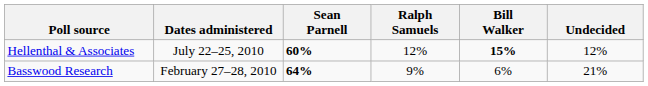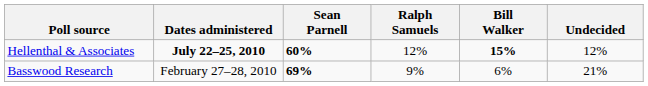(218, 50) normal -> (218, 50) bold
(299, 71) 64% -> (299, 71) 69%
